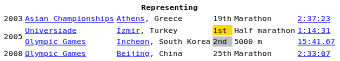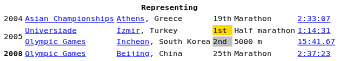(13, 19) 2003 -> (13, 19) 2004
(314, 19) 2:37:23 -> (314, 19) 2:33:07
(13, 53) normal -> (13, 53) bold
(314, 53) 2:33:07 -> (314, 53) 2:37:23
